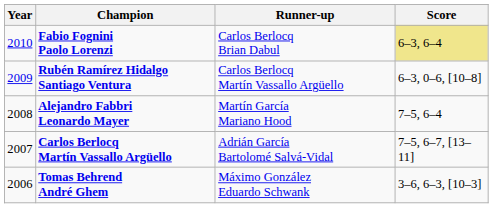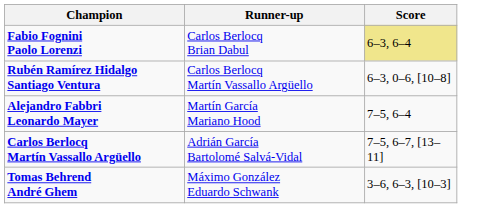- column: (20, 15)
